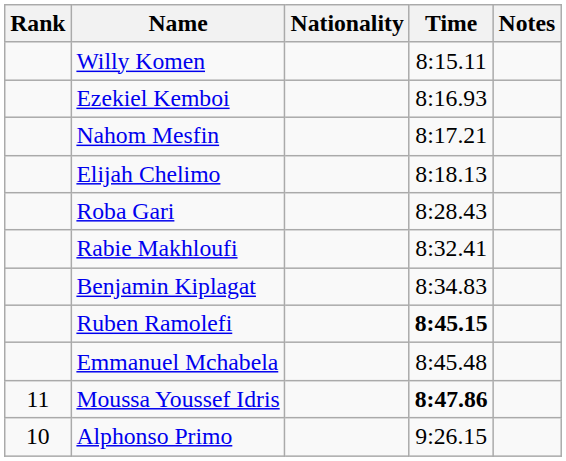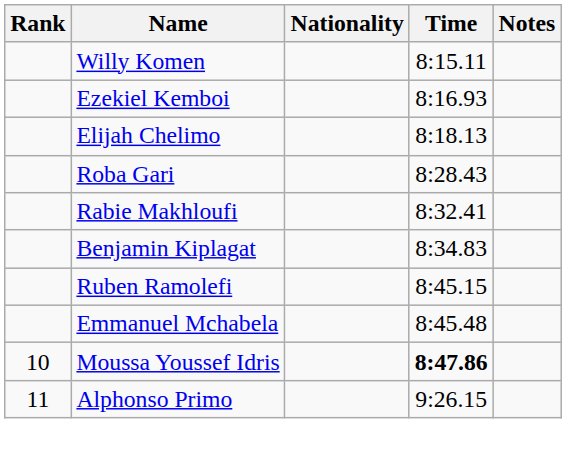- row: (148, 135)
(451, 323) bold -> (451, 286) normal
(38, 398) 11 -> (38, 361) 10
(38, 436) 10 -> (38, 398) 11
